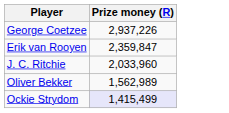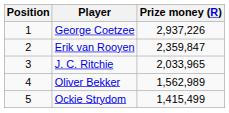+ column: (28, 13)
(133, 64) 2,033,960 -> (181, 64) 2,033,965
(133, 99) lavender background -> (181, 99) no background
